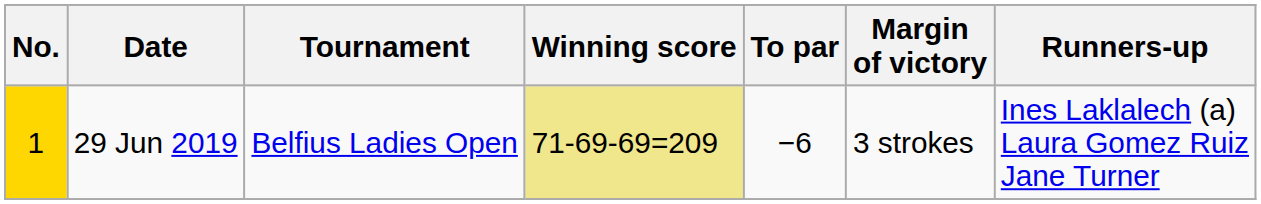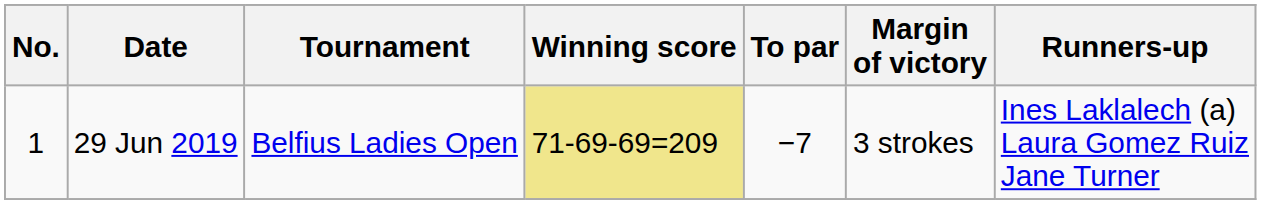(36, 143) gold background -> (36, 143) no background
(795, 143) −6 -> (795, 143) −7
